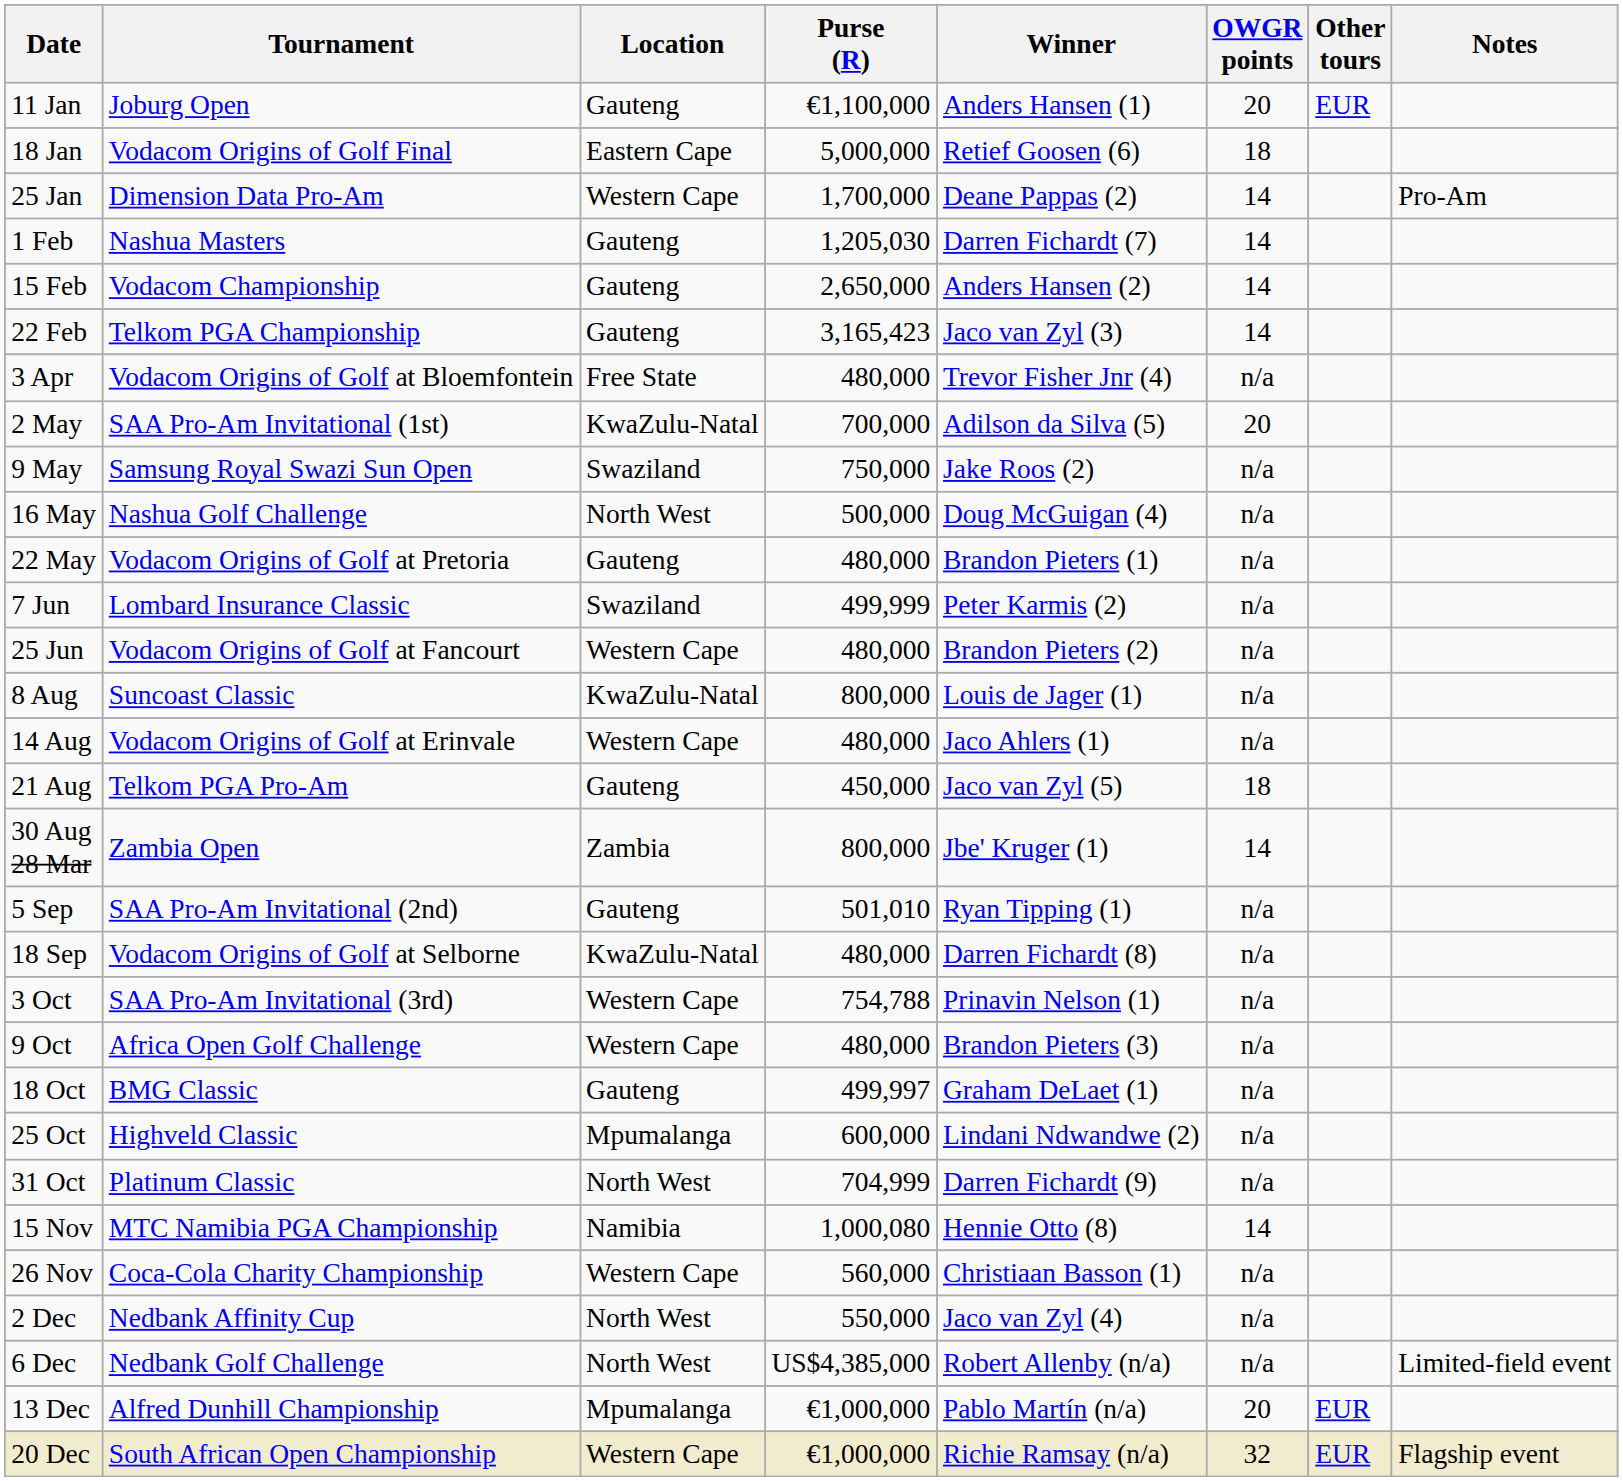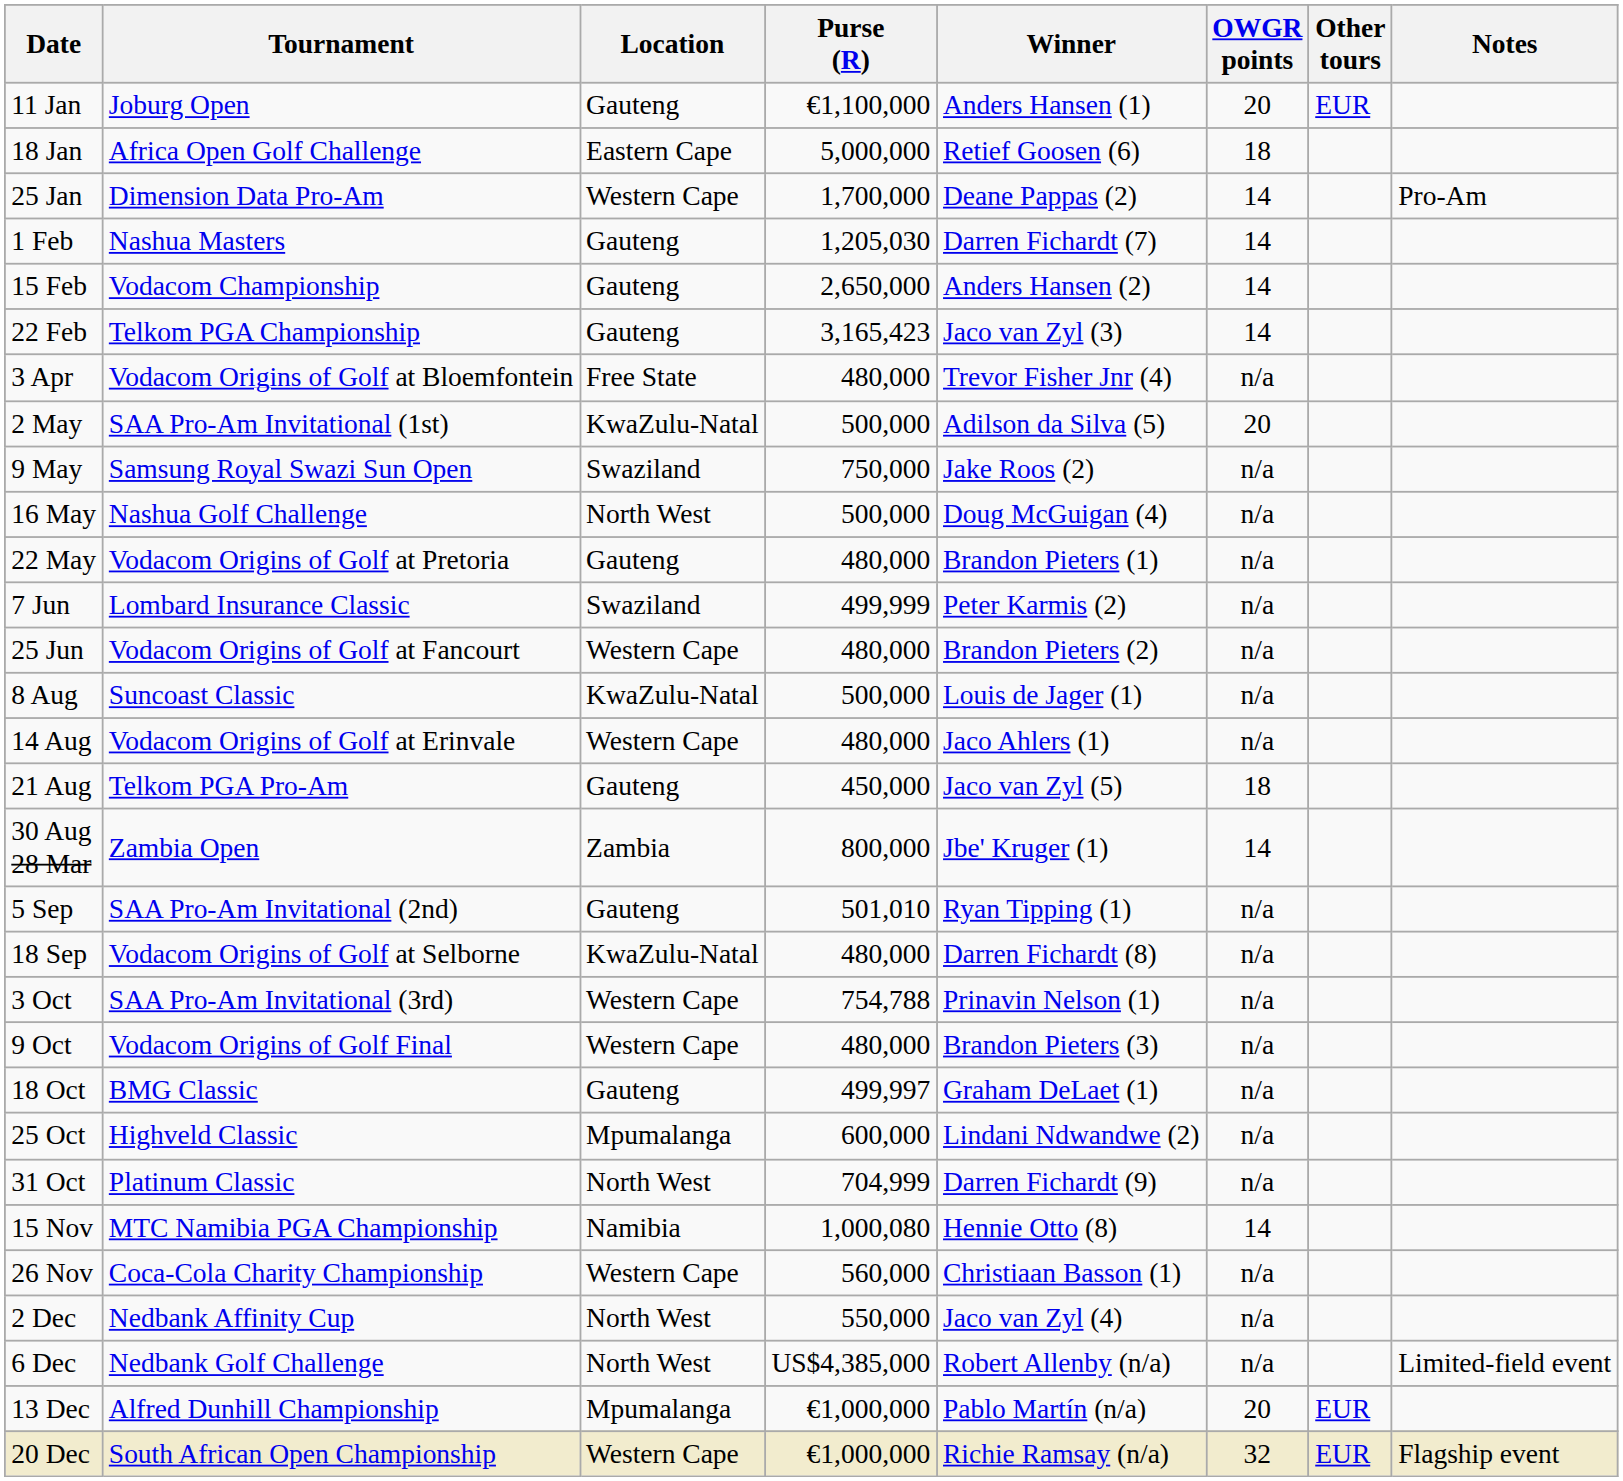(280, 150) Vodacom Origins of Golf Final -> (265, 150) Africa Open Golf Challenge
(886, 422) 700,000 -> (886, 422) 500,000
(886, 695) 800,000 -> (886, 695) 500,000
(265, 1045) Africa Open Golf Challenge -> (280, 1045) Vodacom Origins of Golf Final
